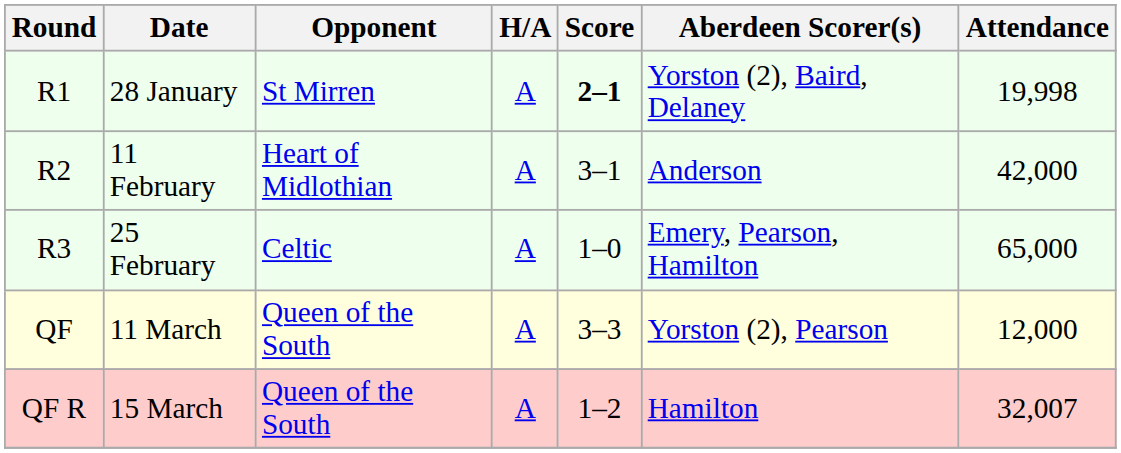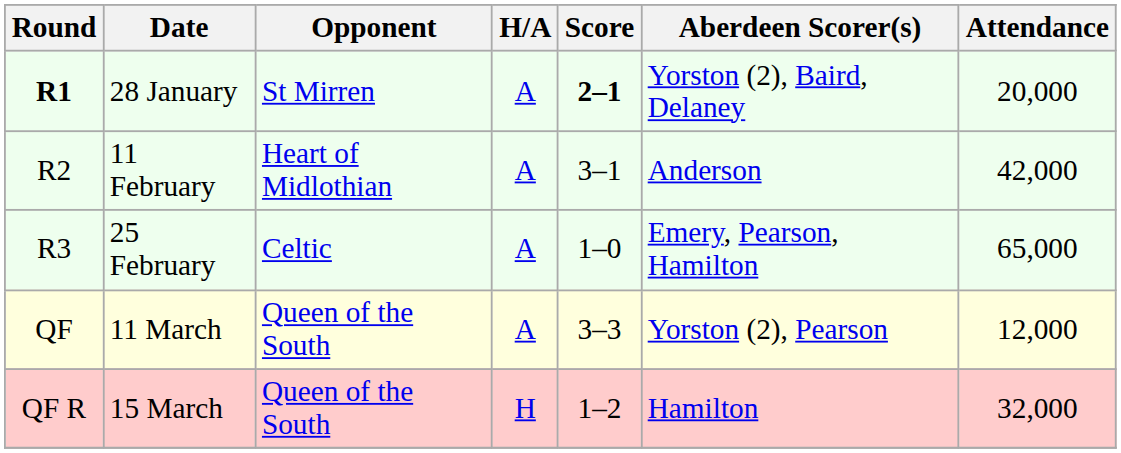(54, 90) normal -> (54, 90) bold
(1037, 90) 19,998 -> (1037, 90) 20,000
(525, 408) A -> (525, 408) H
(1037, 408) 32,007 -> (1037, 408) 32,000
